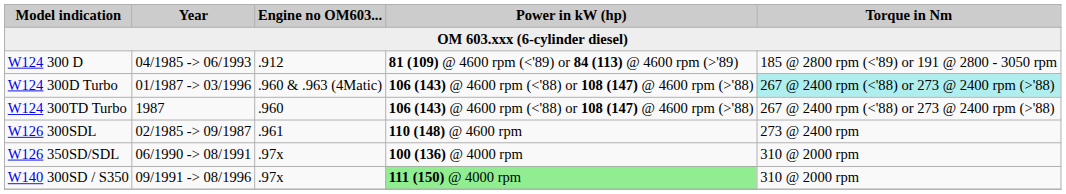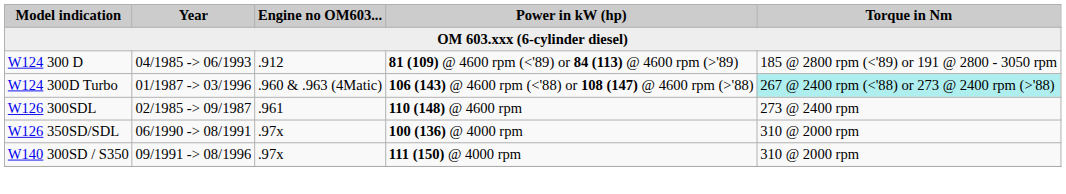- row: (67, 108)
(455, 177) lightgreen background -> (455, 154) no background
